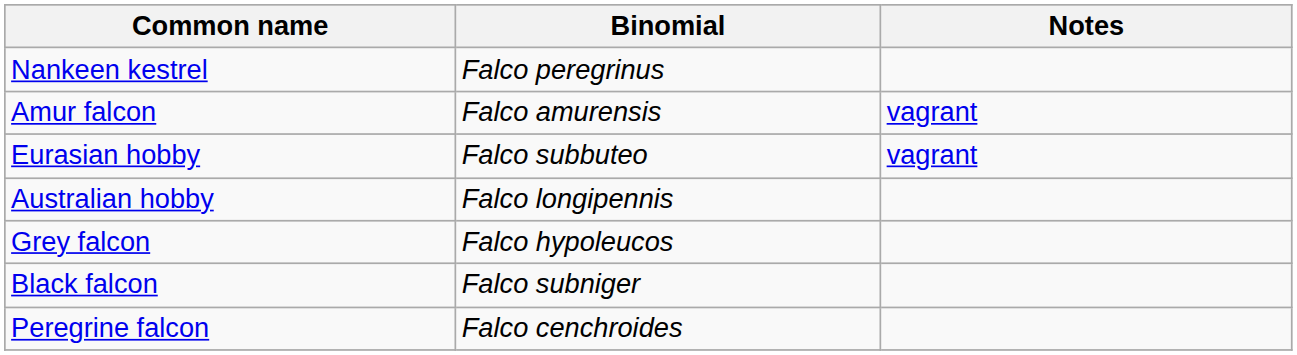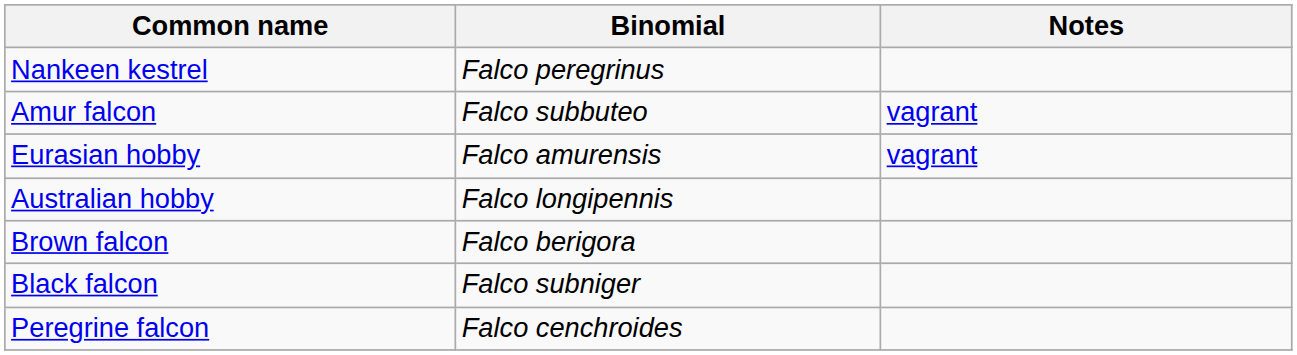(562, 112) Falco amurensis -> (555, 112) Falco subbuteo
(555, 155) Falco subbuteo -> (562, 155) Falco amurensis
+ row: (90, 241)
- row: (81, 241)
